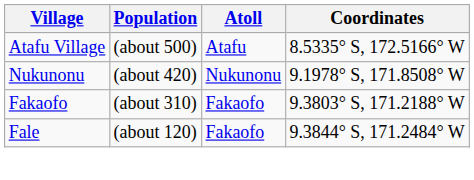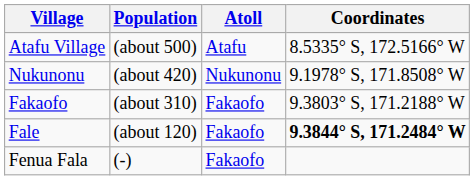(377, 132) normal -> (378, 132) bold
+ row: (48, 160)
